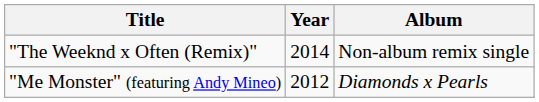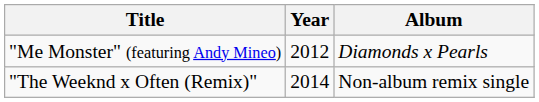rows swapped: (145, 81) <-> (133, 50)
